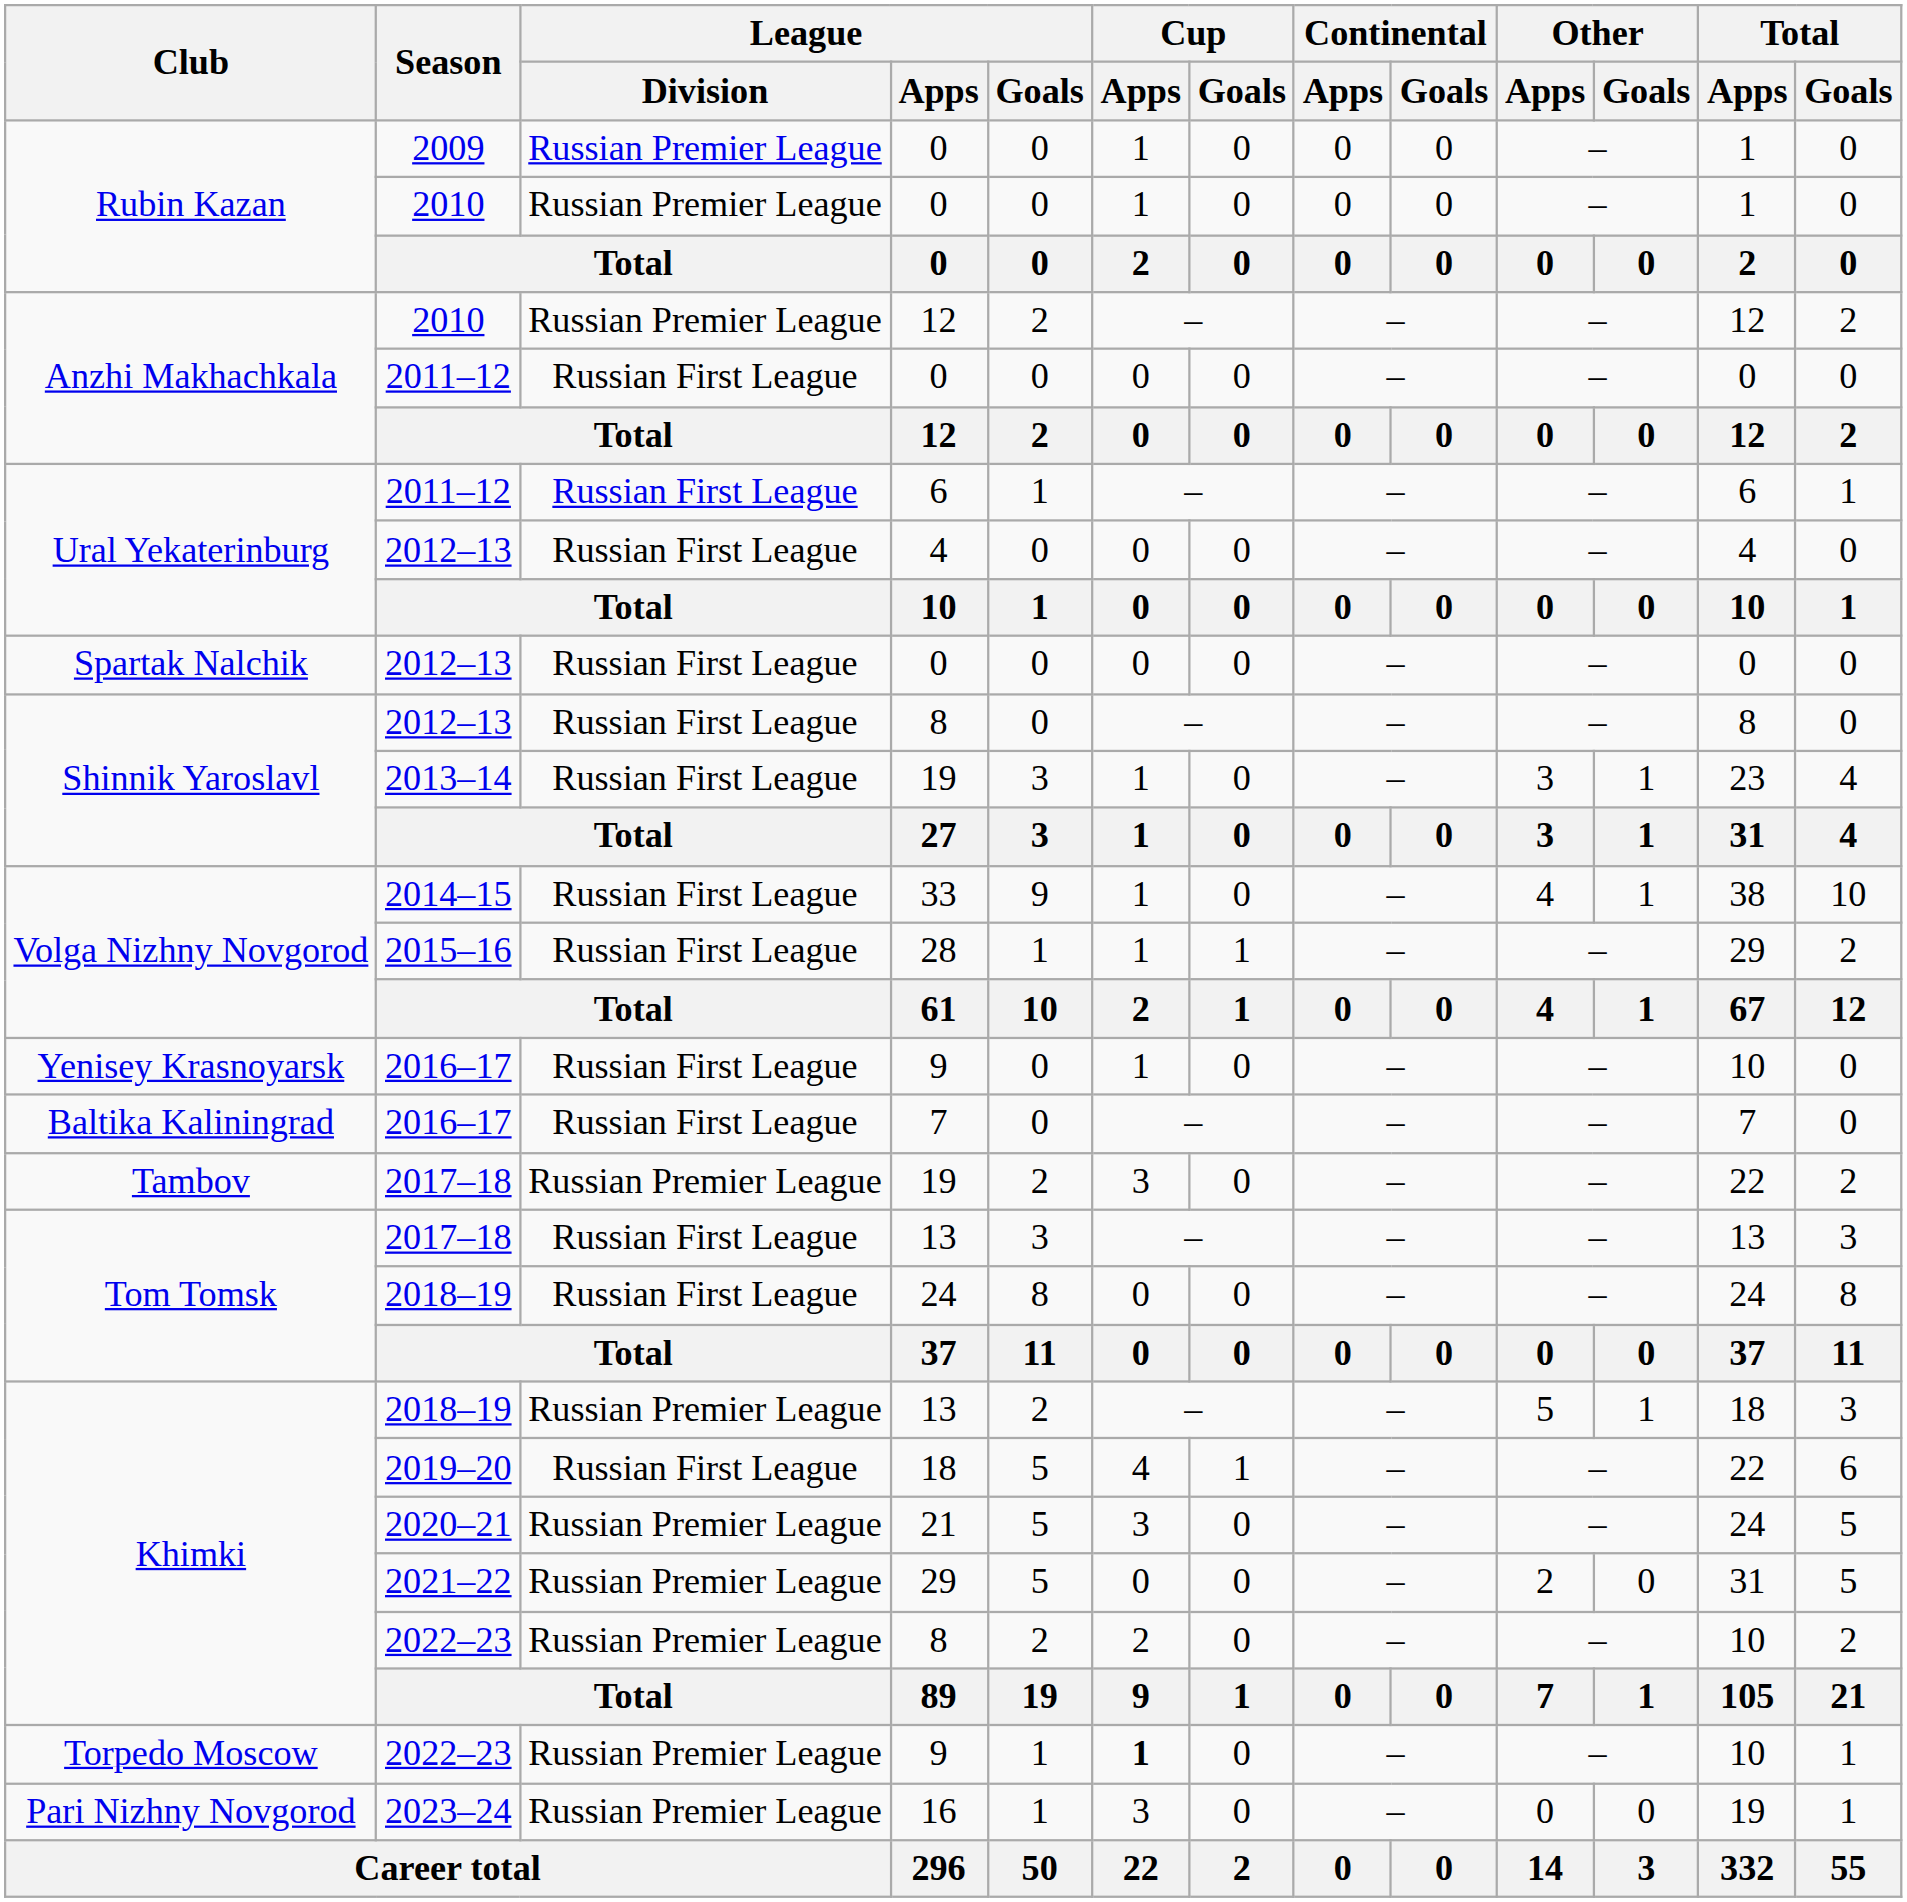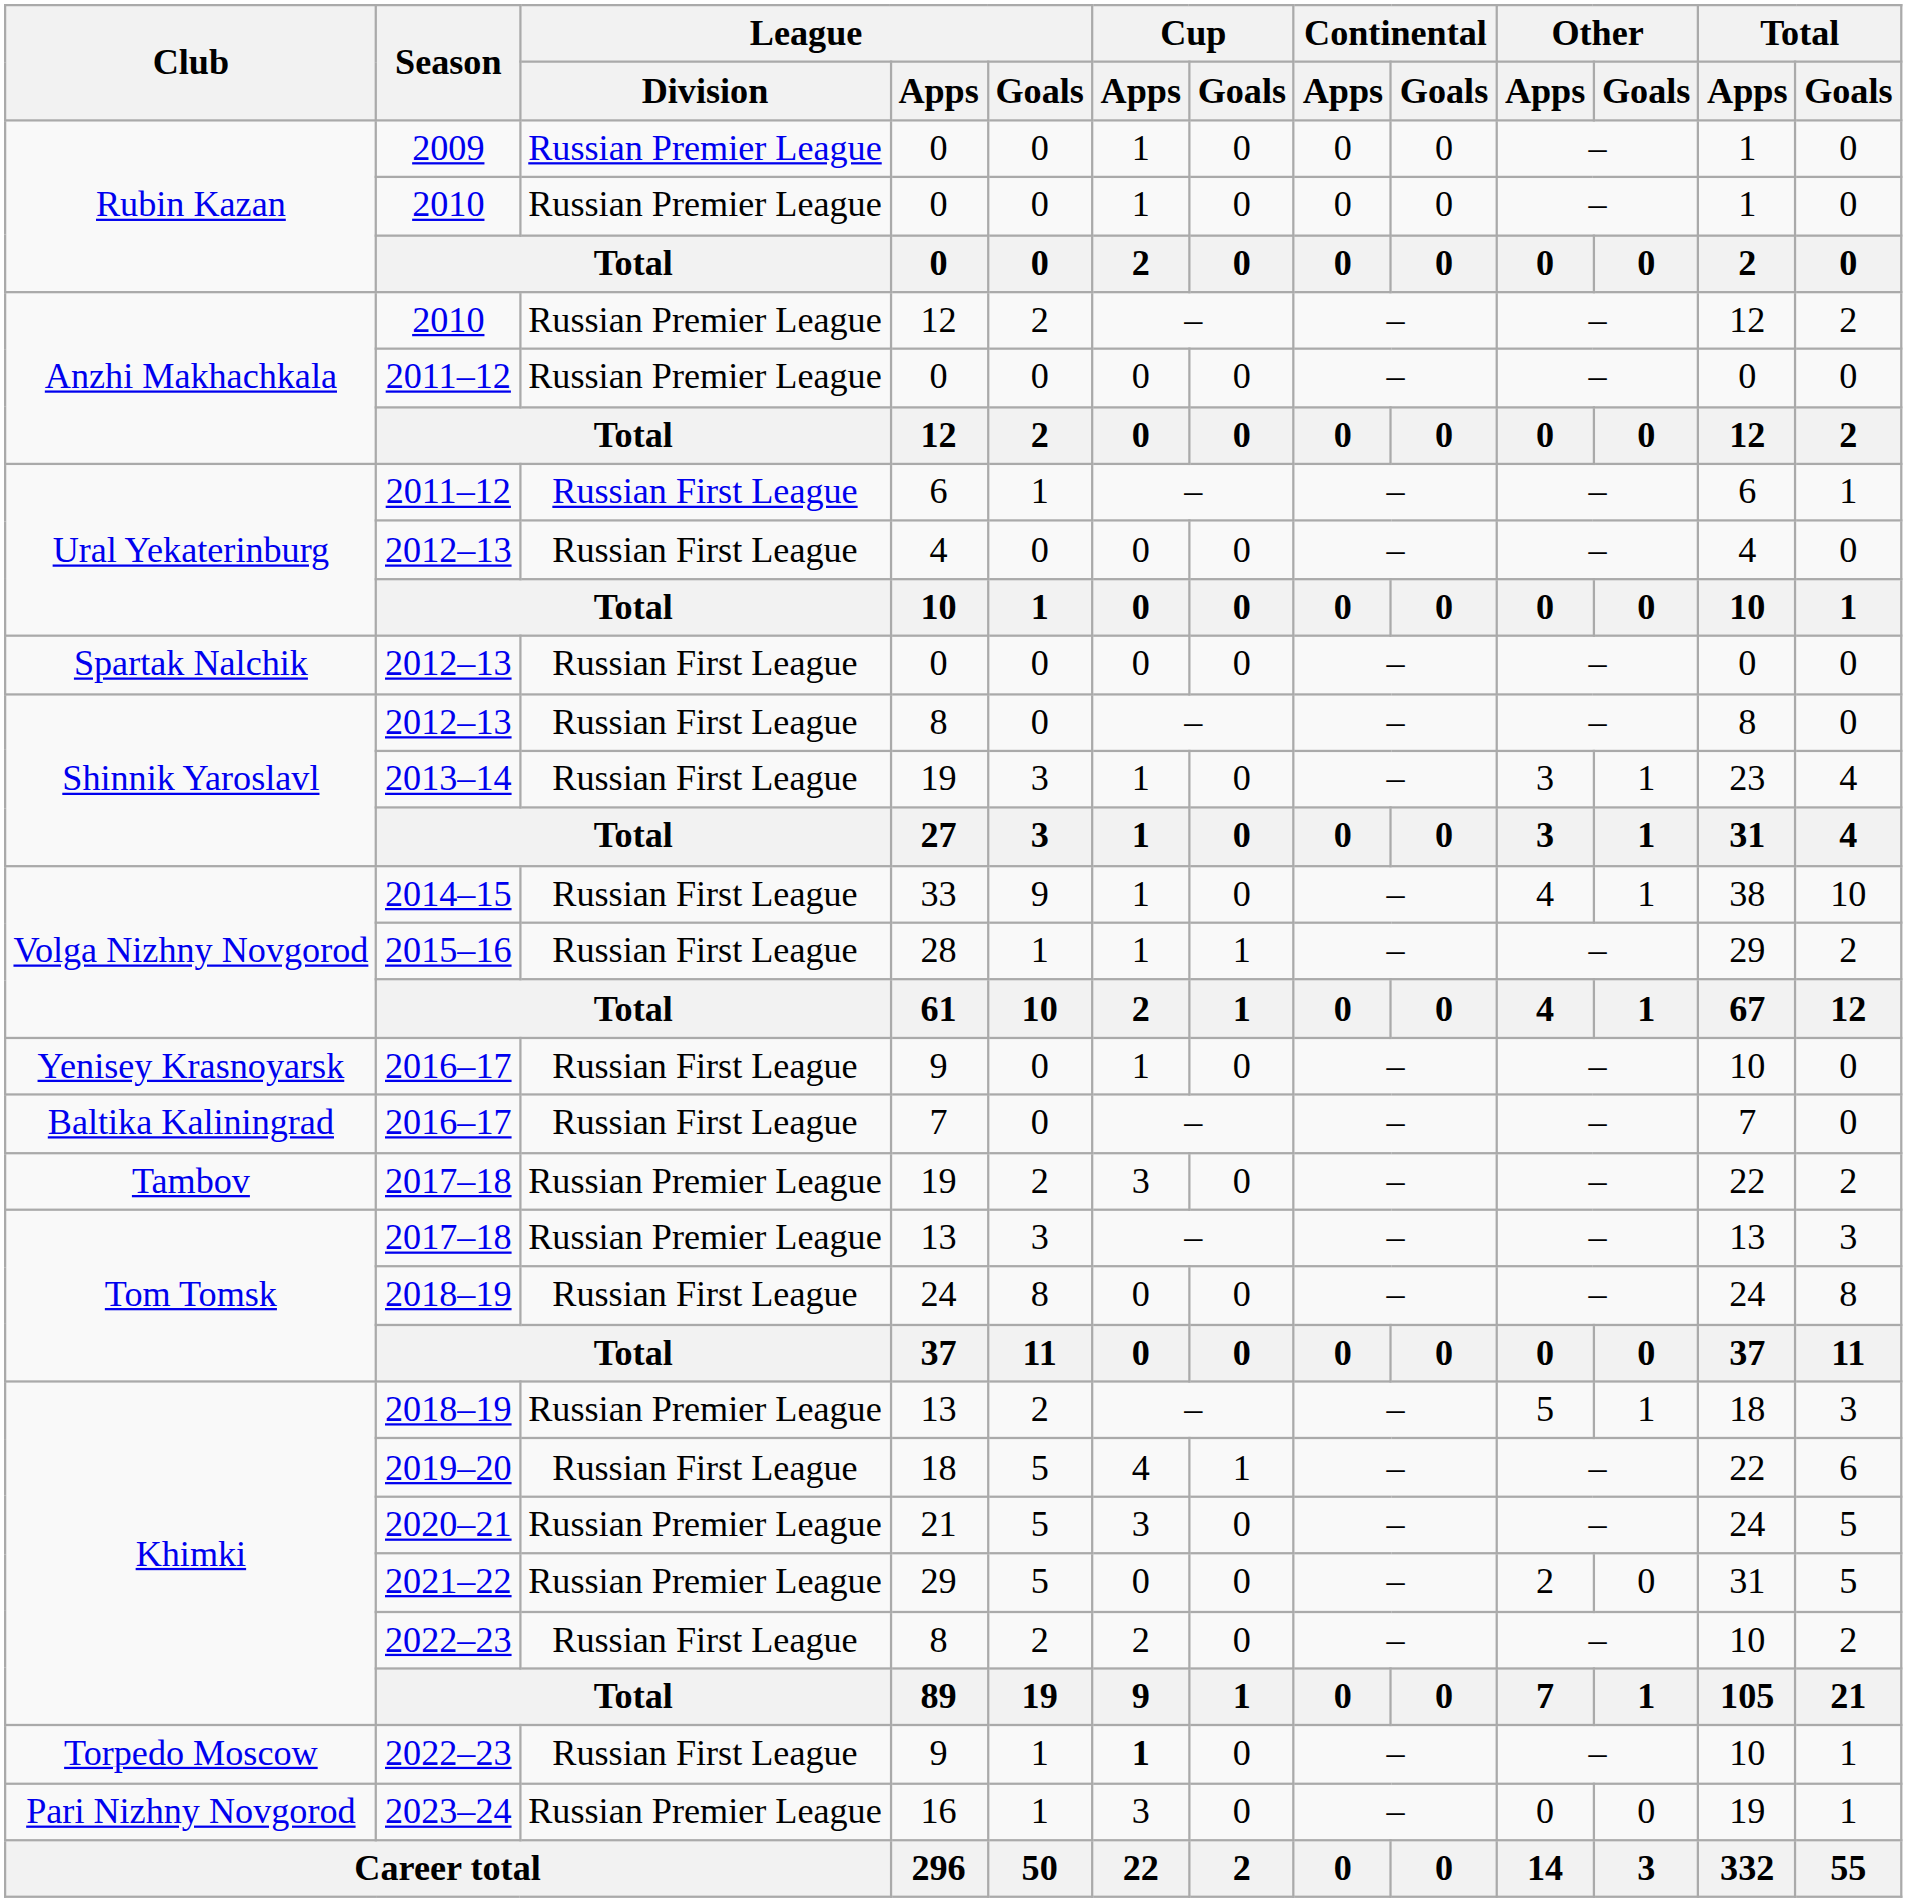(705, 377) Russian First League -> (705, 377) Russian Premier League
(705, 1237) Russian First League -> (705, 1237) Russian Premier League
(705, 1638) Russian Premier League -> (705, 1638) Russian First League
(705, 1753) Russian Premier League -> (705, 1753) Russian First League
